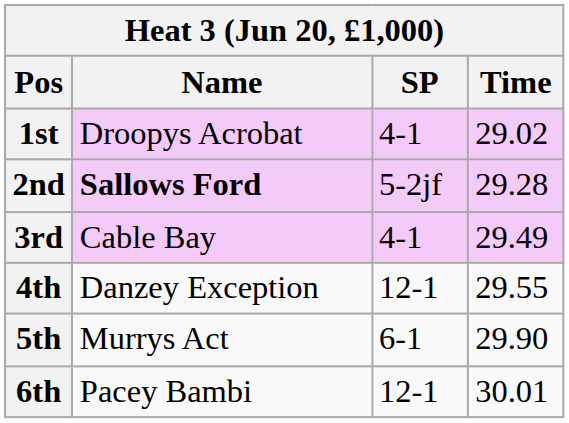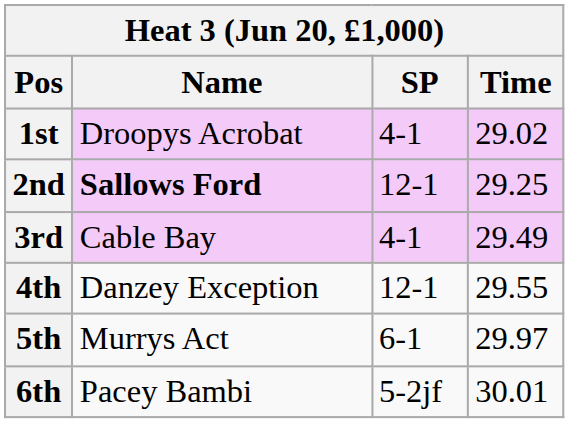(411, 184) 5-2jf -> (409, 184) 12-1
(512, 184) 29.28 -> (512, 184) 29.25
(512, 339) 29.90 -> (512, 339) 29.97
(409, 390) 12-1 -> (411, 390) 5-2jf
